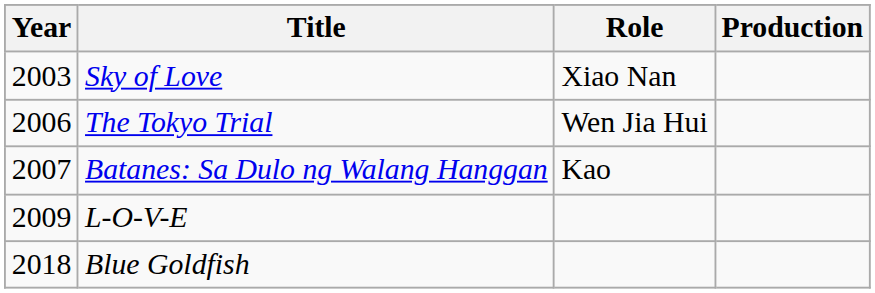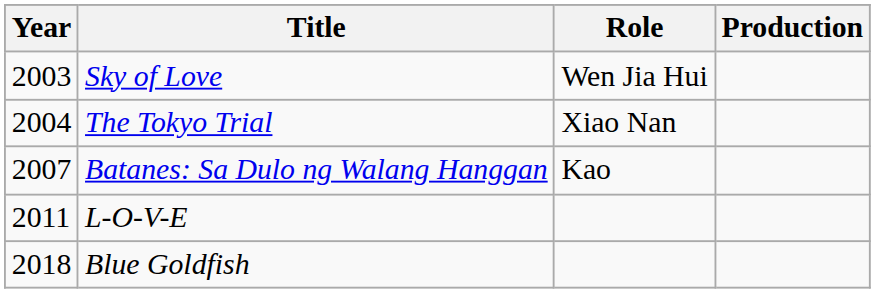(619, 75) Xiao Nan -> (635, 75) Wen Jia Hui
(42, 122) 2006 -> (42, 122) 2004
(635, 122) Wen Jia Hui -> (619, 122) Xiao Nan
(42, 216) 2009 -> (41, 216) 2011
